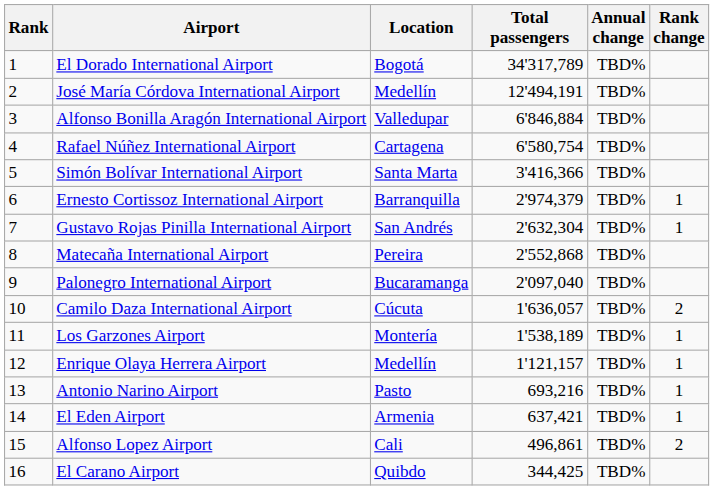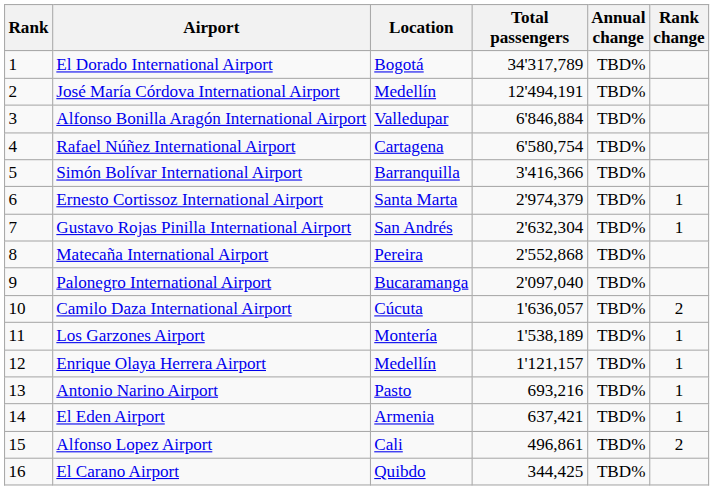(416, 173) Santa Marta -> (417, 173) Barranquilla
(417, 200) Barranquilla -> (416, 200) Santa Marta
